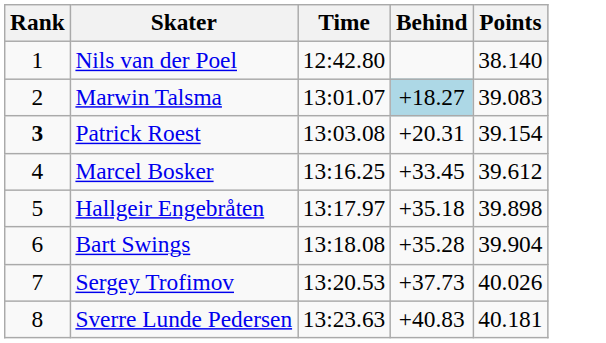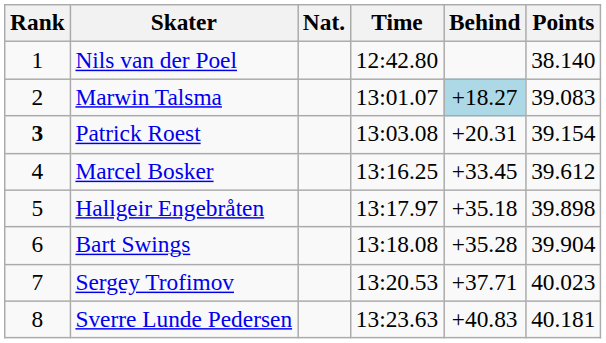+ column: (324, 23)
(432, 282) +37.73 -> (485, 282) +37.71
(510, 282) 40.026 -> (563, 282) 40.023
